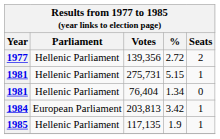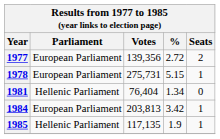(77, 58) Hellenic Parliament -> (77, 58) European Parliament
(17, 74) 1981 -> (17, 74) 1978
(77, 74) Hellenic Parliament -> (77, 74) European Parliament
